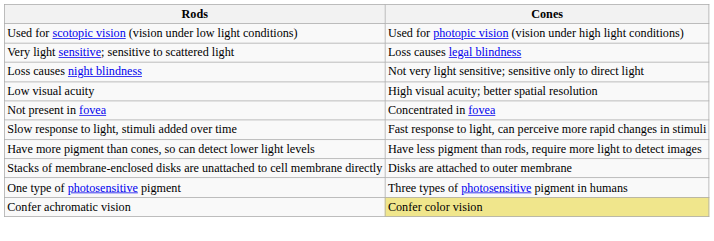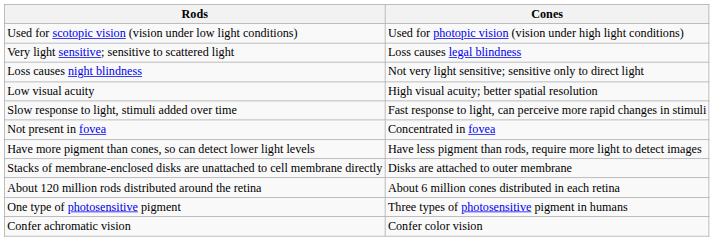rows swapped: (57, 110) <-> (122, 129)
+ row: (134, 187)
(435, 206) khaki background -> (435, 226) no background
